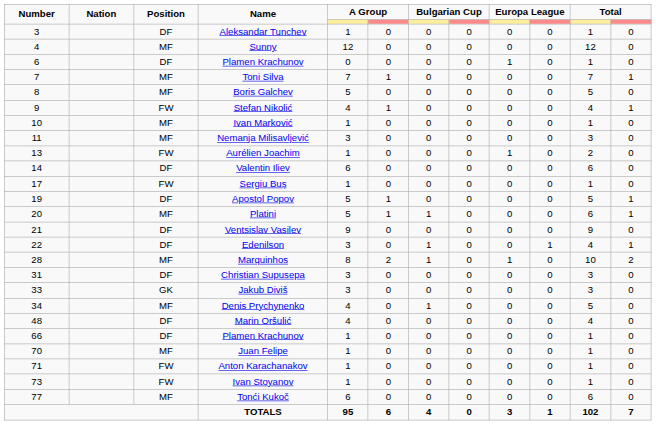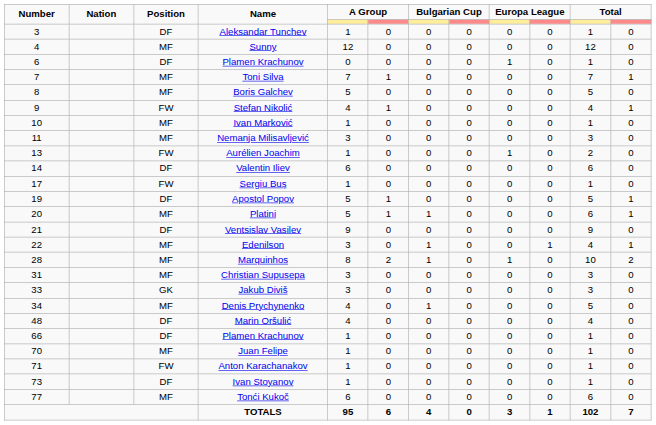(166, 244) DF -> (166, 244) MF
(166, 275) DF -> (166, 275) MF
(166, 381) FW -> (166, 381) DF
